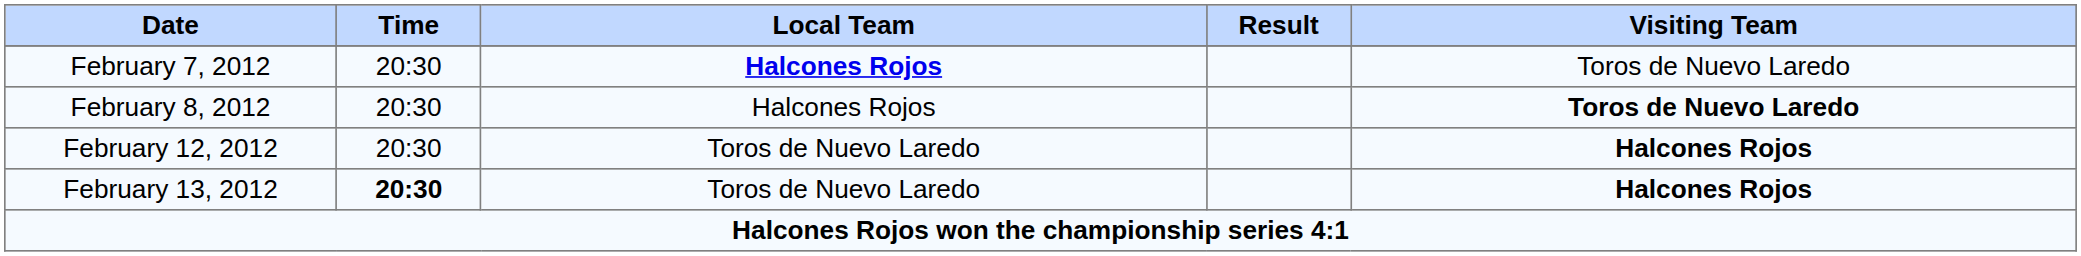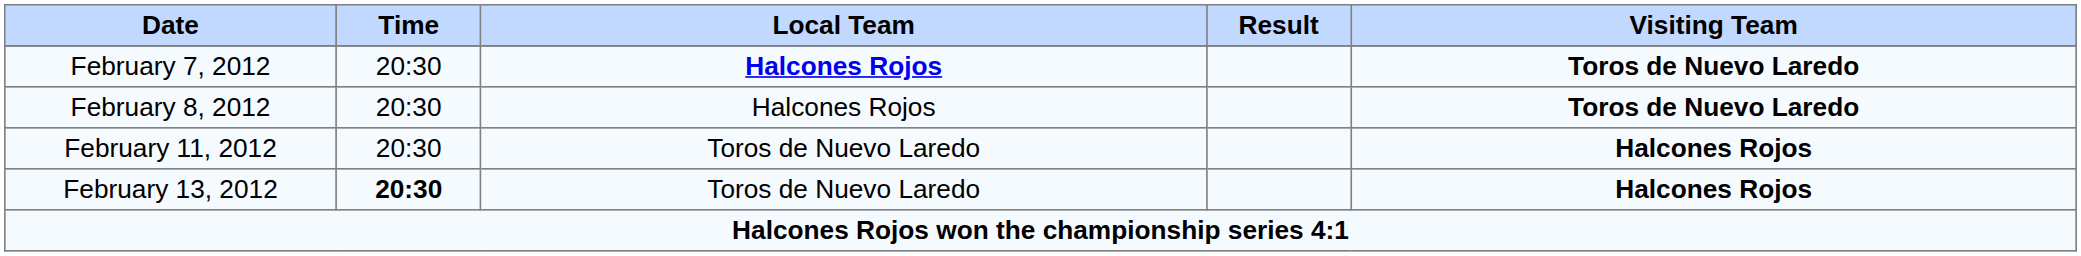(1714, 66) normal -> (1714, 66) bold
+ row: (171, 148)
- row: (171, 148)
